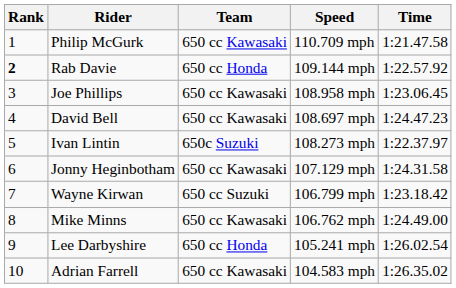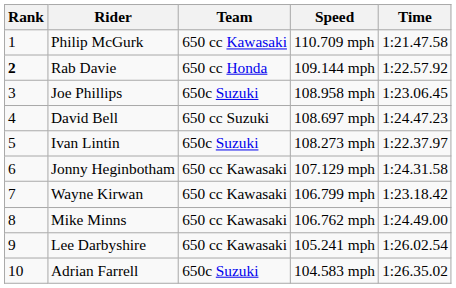(235, 93) 650 cc Kawasaki -> (220, 93) 650c Suzuki
(235, 118) 650 cc Kawasaki -> (226, 118) 650 cc Suzuki
(226, 194) 650 cc Suzuki -> (235, 194) 650 cc Kawasaki
(225, 245) 650 cc Honda -> (235, 245) 650 cc Kawasaki
(235, 270) 650 cc Kawasaki -> (220, 270) 650c Suzuki
